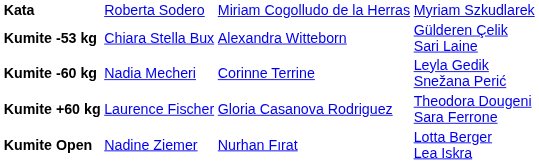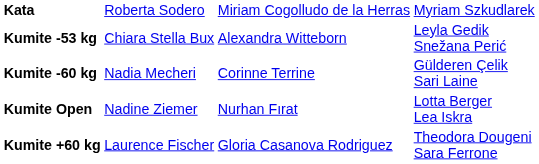(461, 38) Gülderen Çelik Sari Laine -> (460, 38) Leyla Gedik Snežana Perić
(460, 73) Leyla Gedik Snežana Perić -> (461, 73) Gülderen Çelik Sari Laine
rows swapped: (52, 109) <-> (48, 145)
